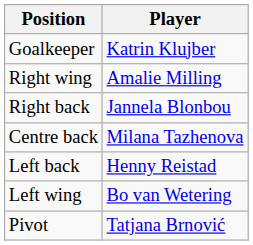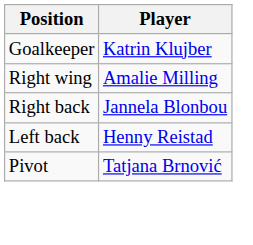- row: (53, 136)
- row: (45, 195)
